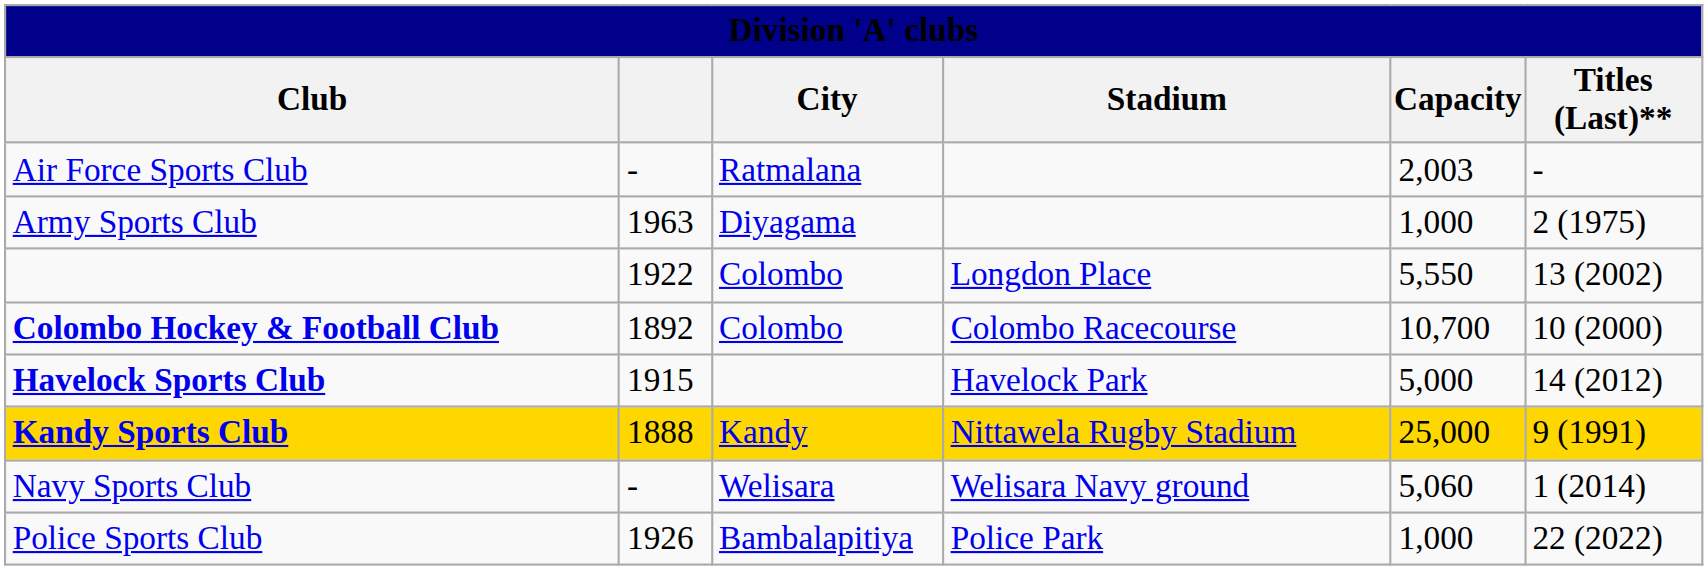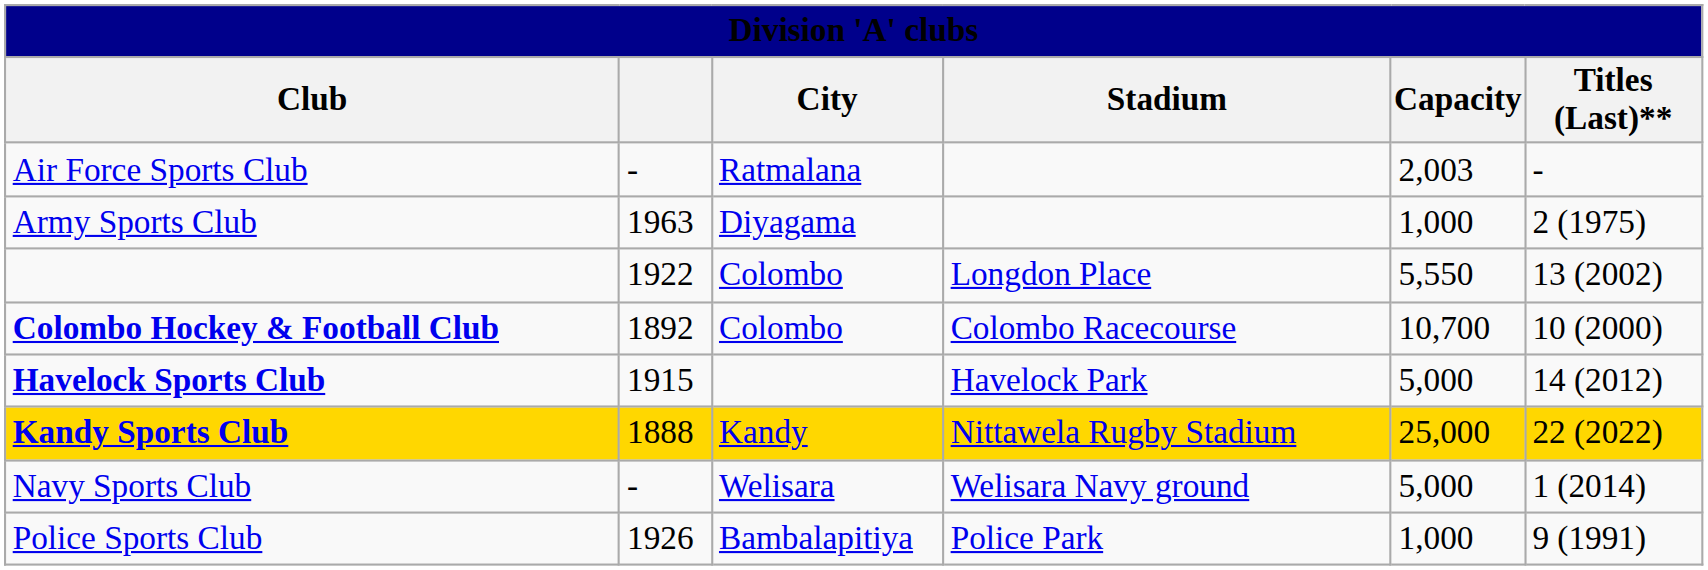(1589, 432) 9 (1991) -> (1598, 432) 22 (2022)
(1436, 485) 5,060 -> (1436, 485) 5,000
(1598, 538) 22 (2022) -> (1589, 538) 9 (1991)
